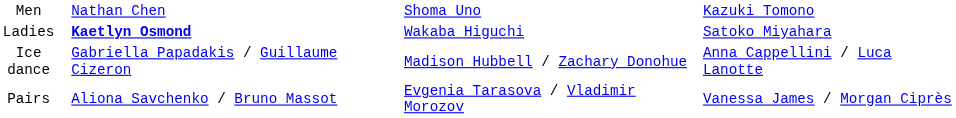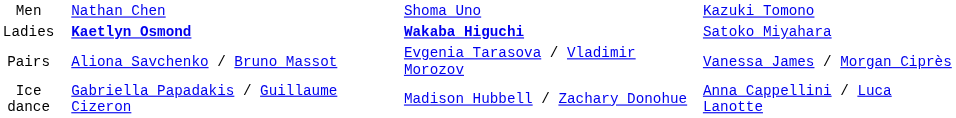(464, 32) normal -> (464, 32) bold
rows swapped: (29, 99) <-> (29, 62)
